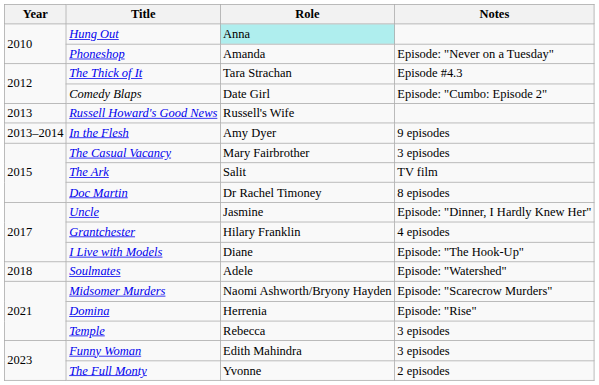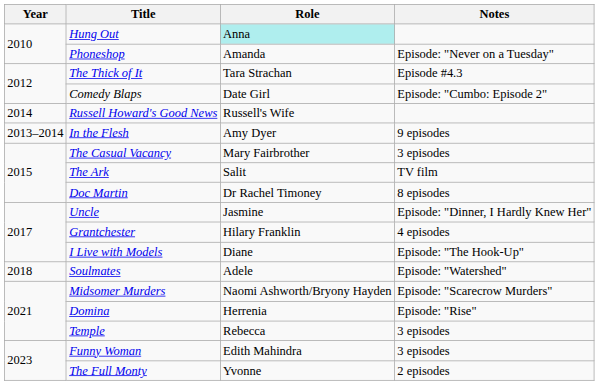(20, 113) 2013 -> (20, 113) 2014
